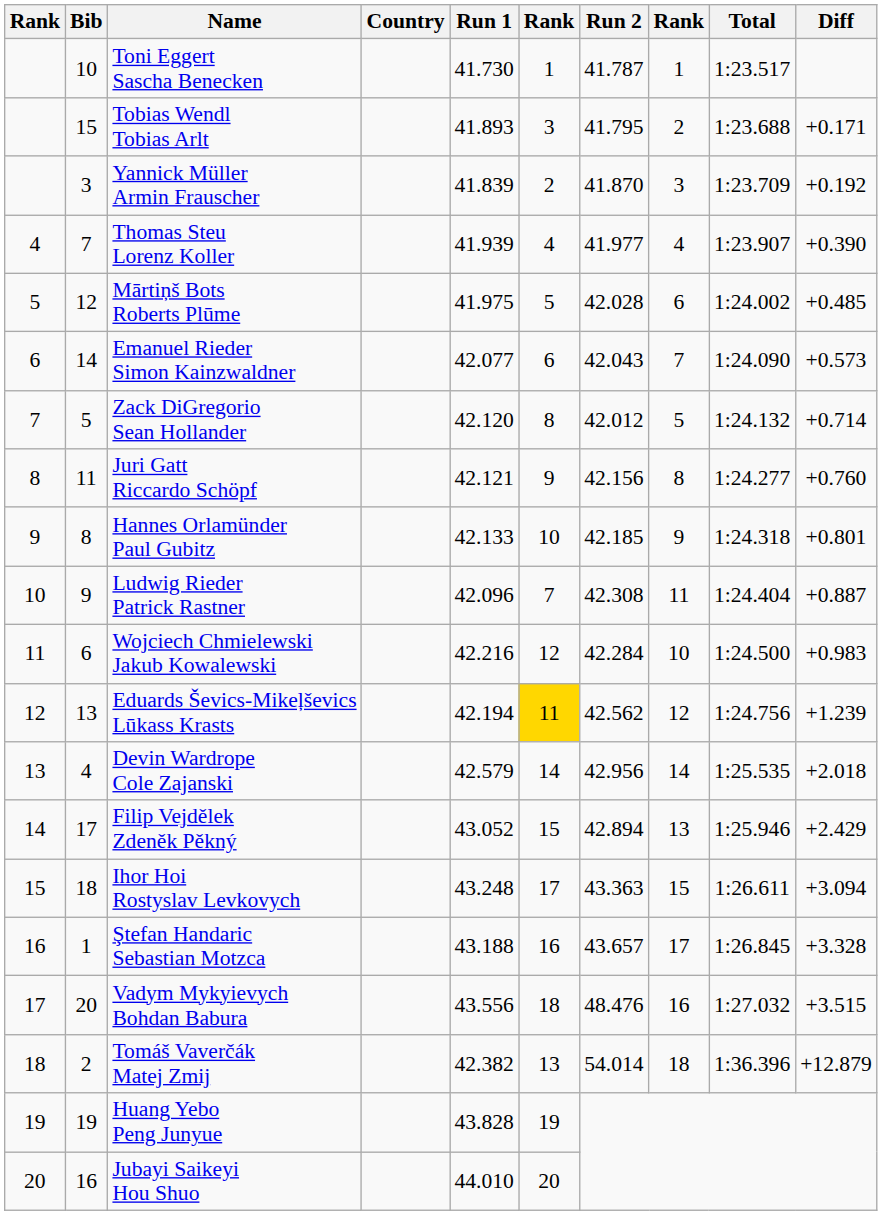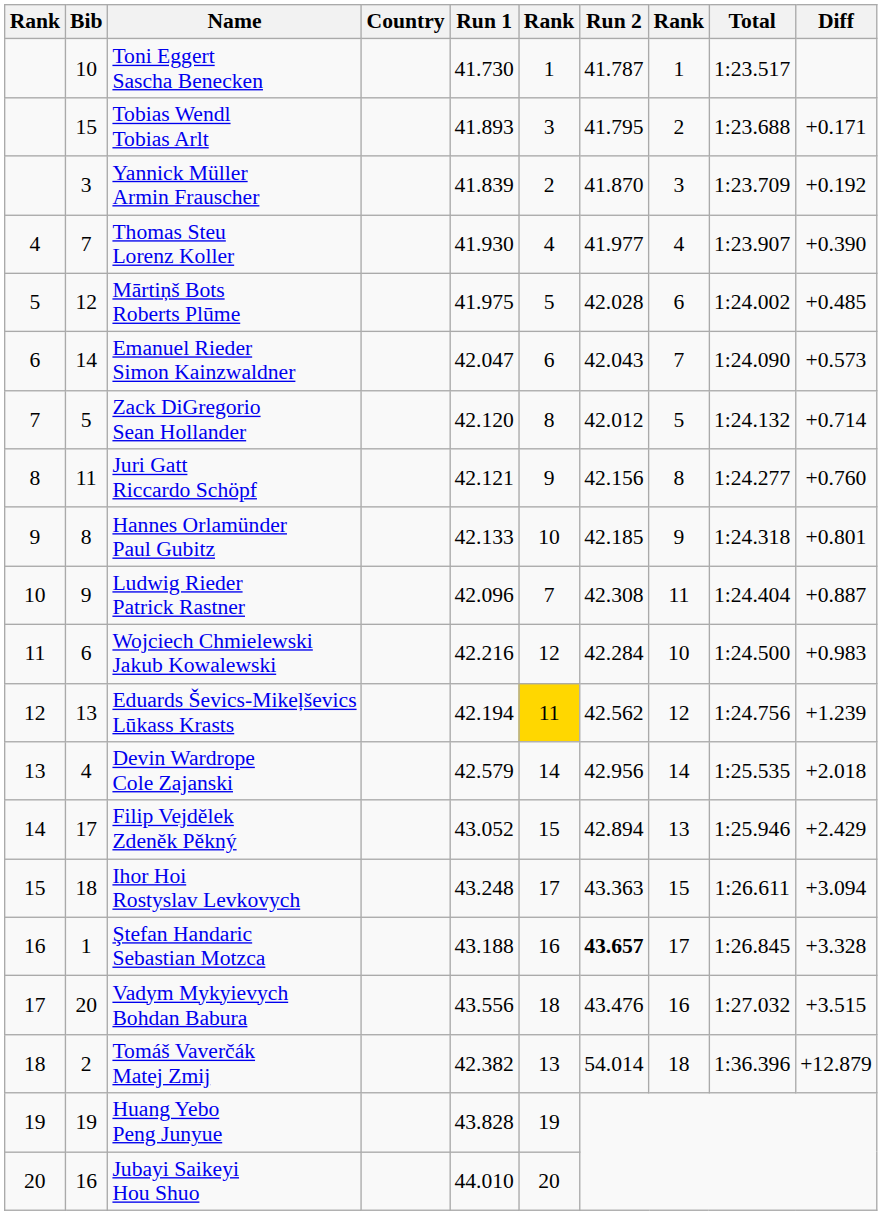(484, 243) 41.939 -> (484, 243) 41.930
(484, 360) 42.077 -> (484, 360) 42.047
(614, 946) normal -> (614, 946) bold
(614, 1004) 48.476 -> (614, 1004) 43.476
